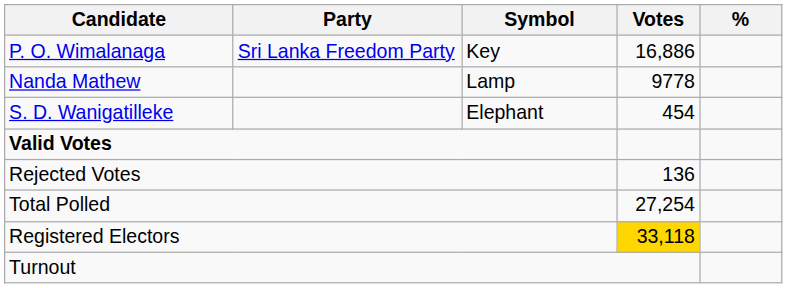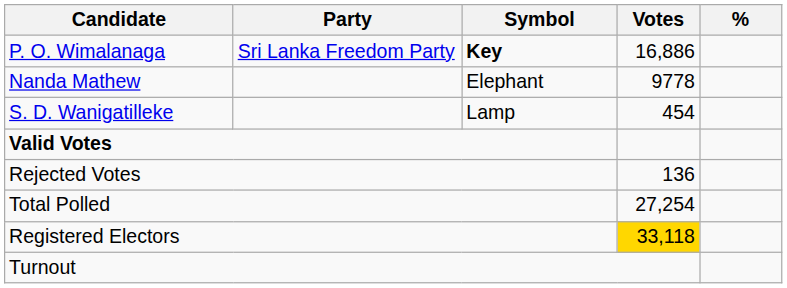(483, 50) normal -> (484, 50) bold
(491, 81) Lamp -> (505, 81) Elephant
(505, 112) Elephant -> (491, 112) Lamp
